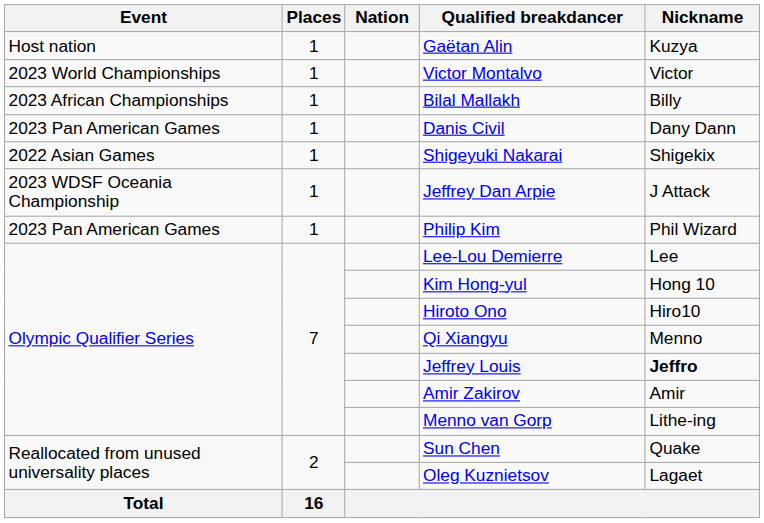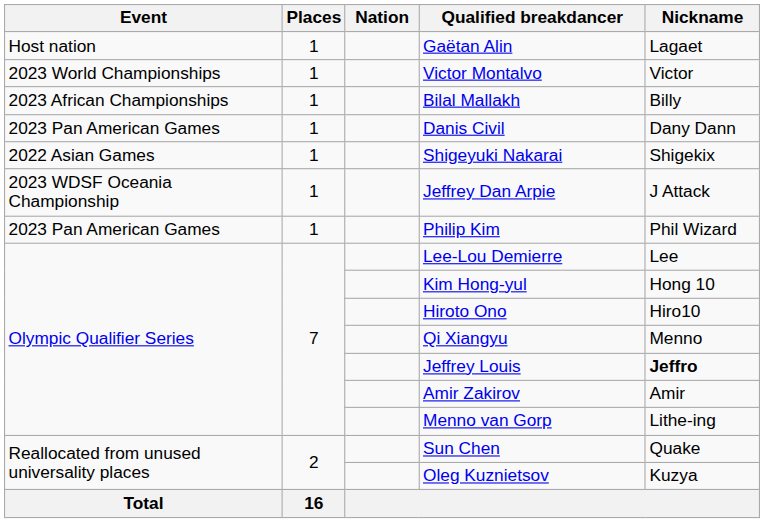(673, 45) Kuzya -> (676, 45) Lagaet
(676, 476) Lagaet -> (673, 476) Kuzya
